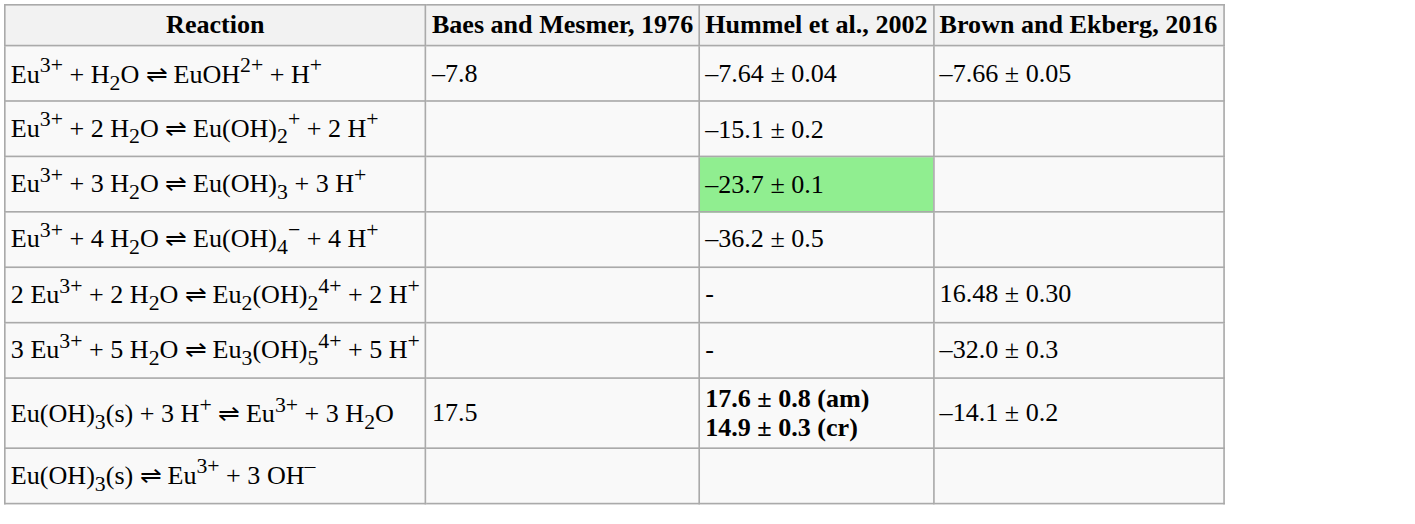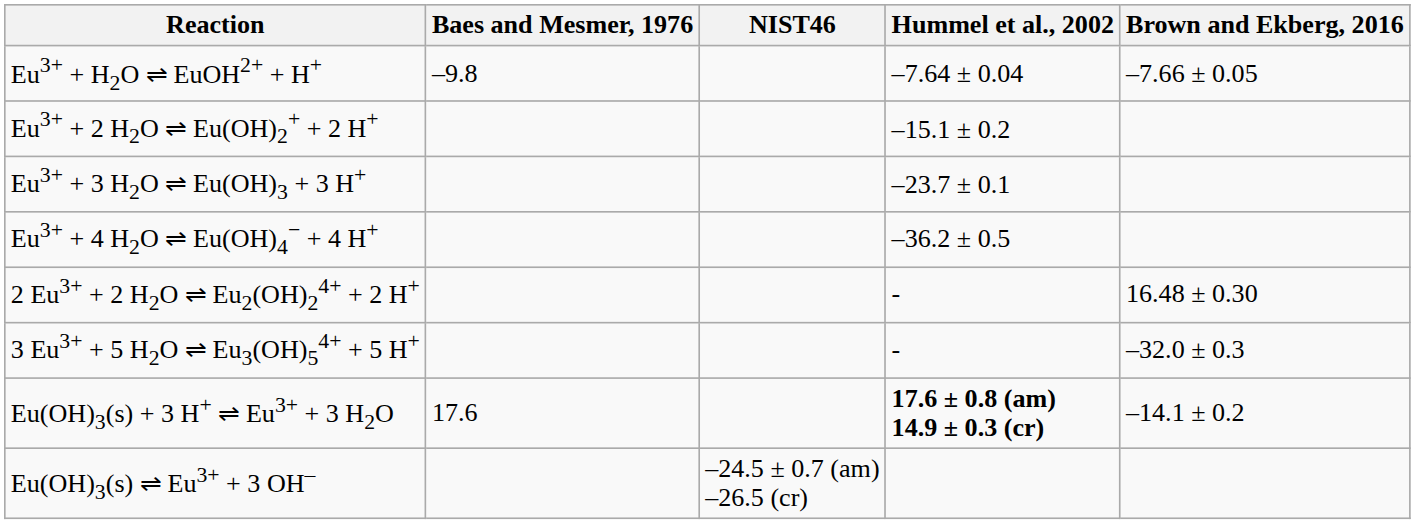+ column: (792, 25)
(455, 73) –7.8 -> (455, 73) –9.8
(765, 183) lightgreen background -> (951, 183) no background
(455, 412) 17.5 -> (455, 412) 17.6
